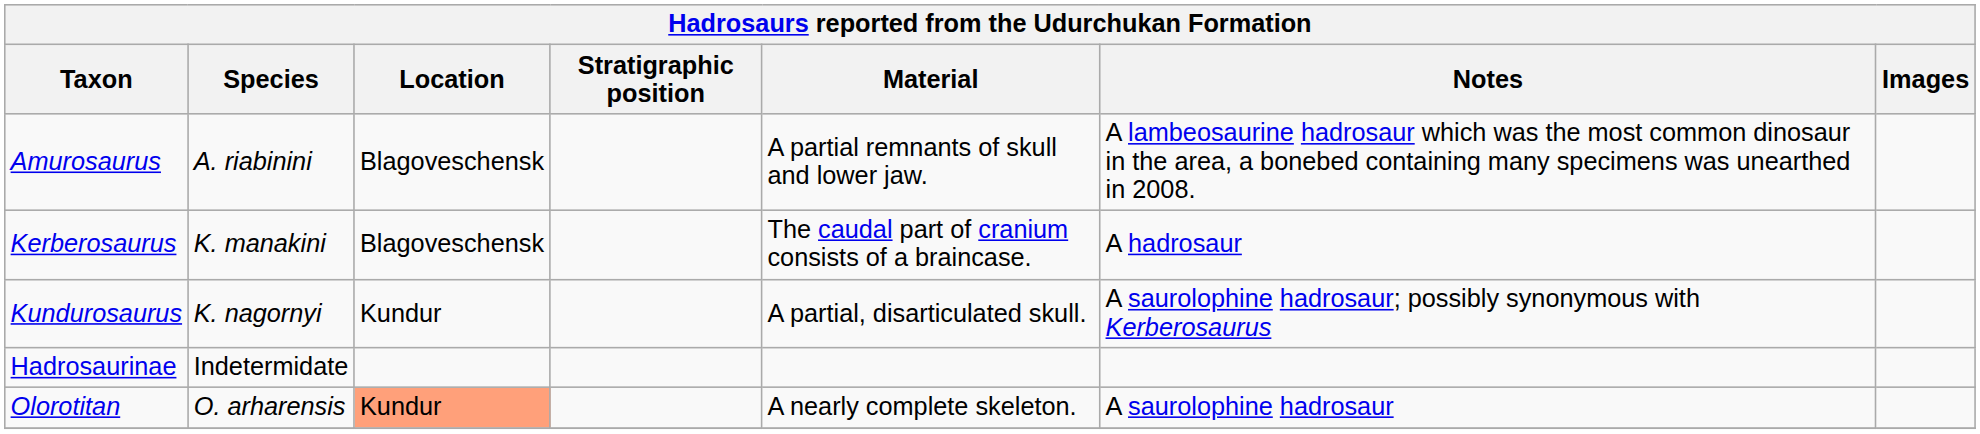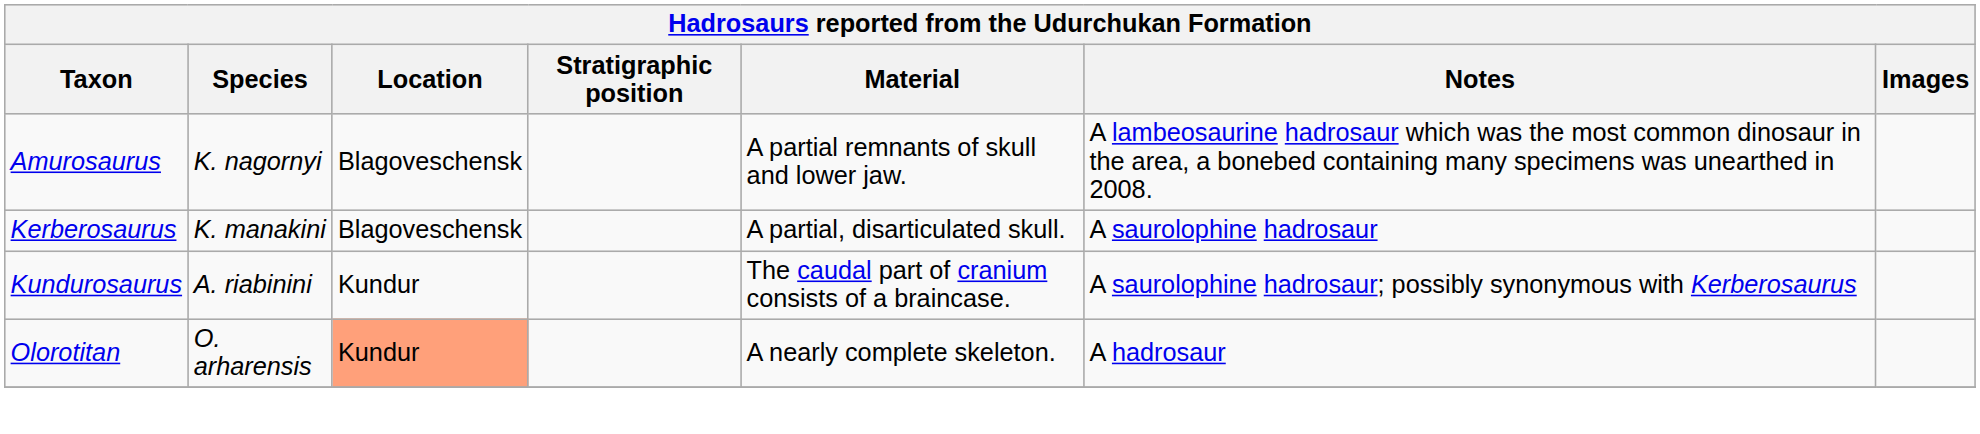(253, 161) A. riabinini -> (258, 161) K. nagornyi
(918, 244) The caudal part of cranium consists of a braincase. -> (906, 230) A partial, disarticulated skull.
(1174, 244) A hadrosaur -> (1233, 230) A saurolophine hadrosaur
(258, 312) K. nagornyi -> (253, 284) A. riabinini
(927, 312) A partial, disarticulated skull. -> (897, 284) The caudal part of cranium consists of a braincase.
- row: (94, 367)
(1250, 407) A saurolophine hadrosaur -> (1158, 352) A hadrosaur
